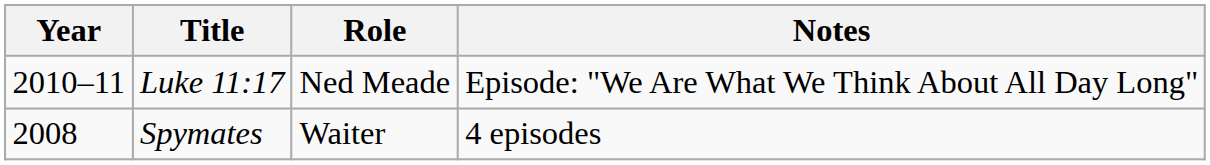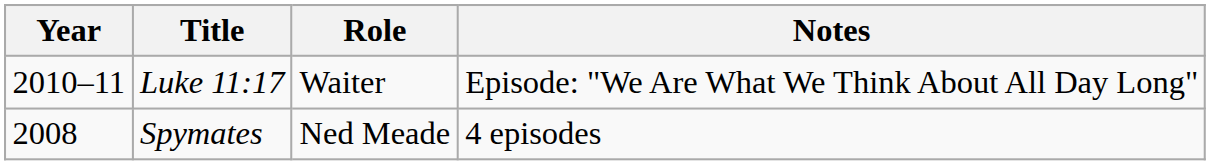(375, 81) Ned Meade -> (342, 81) Waiter
(342, 133) Waiter -> (375, 133) Ned Meade
